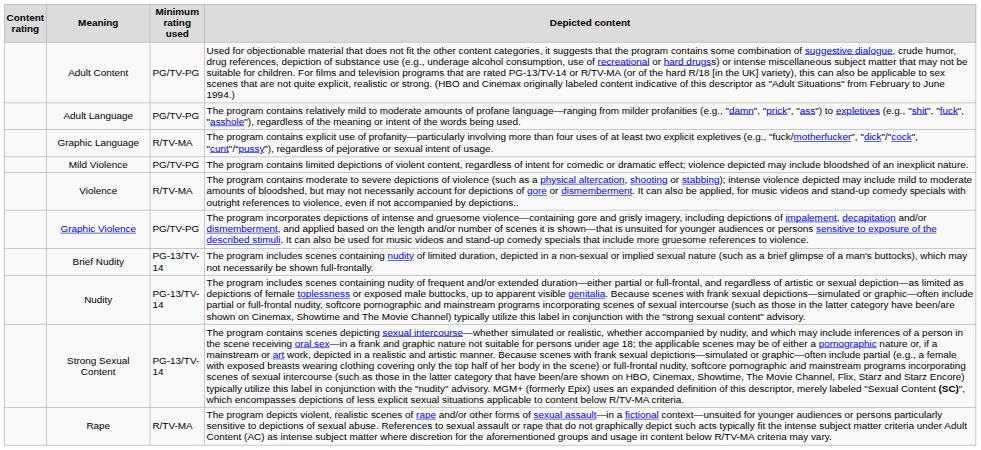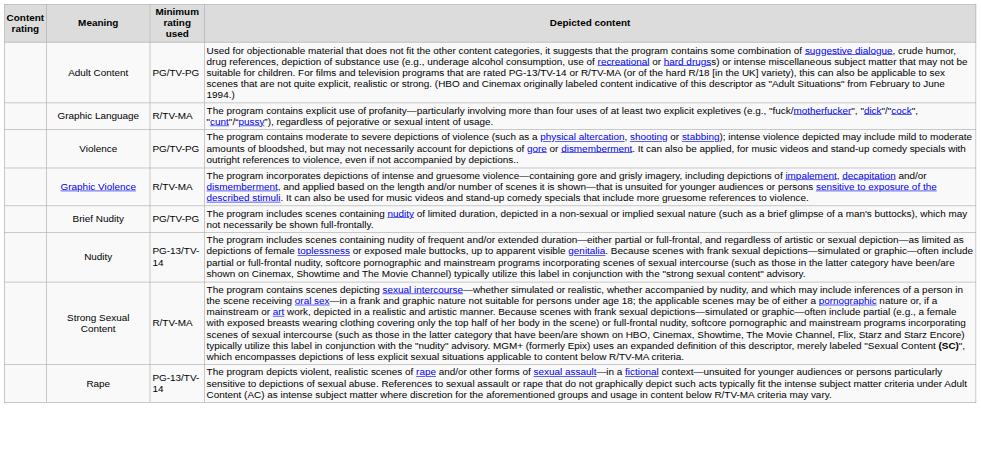- row: (98, 116)
- row: (98, 164)
(173, 191) R/TV-MA -> (176, 148) PG/TV-PG
(176, 229) PG/TV-PG -> (173, 186) R/TV-MA
(176, 261) PG-13/TV-14 -> (176, 219) PG/TV-PG
(176, 365) PG-13/TV-14 -> (173, 323) R/TV-MA
(173, 426) R/TV-MA -> (176, 383) PG-13/TV-14
